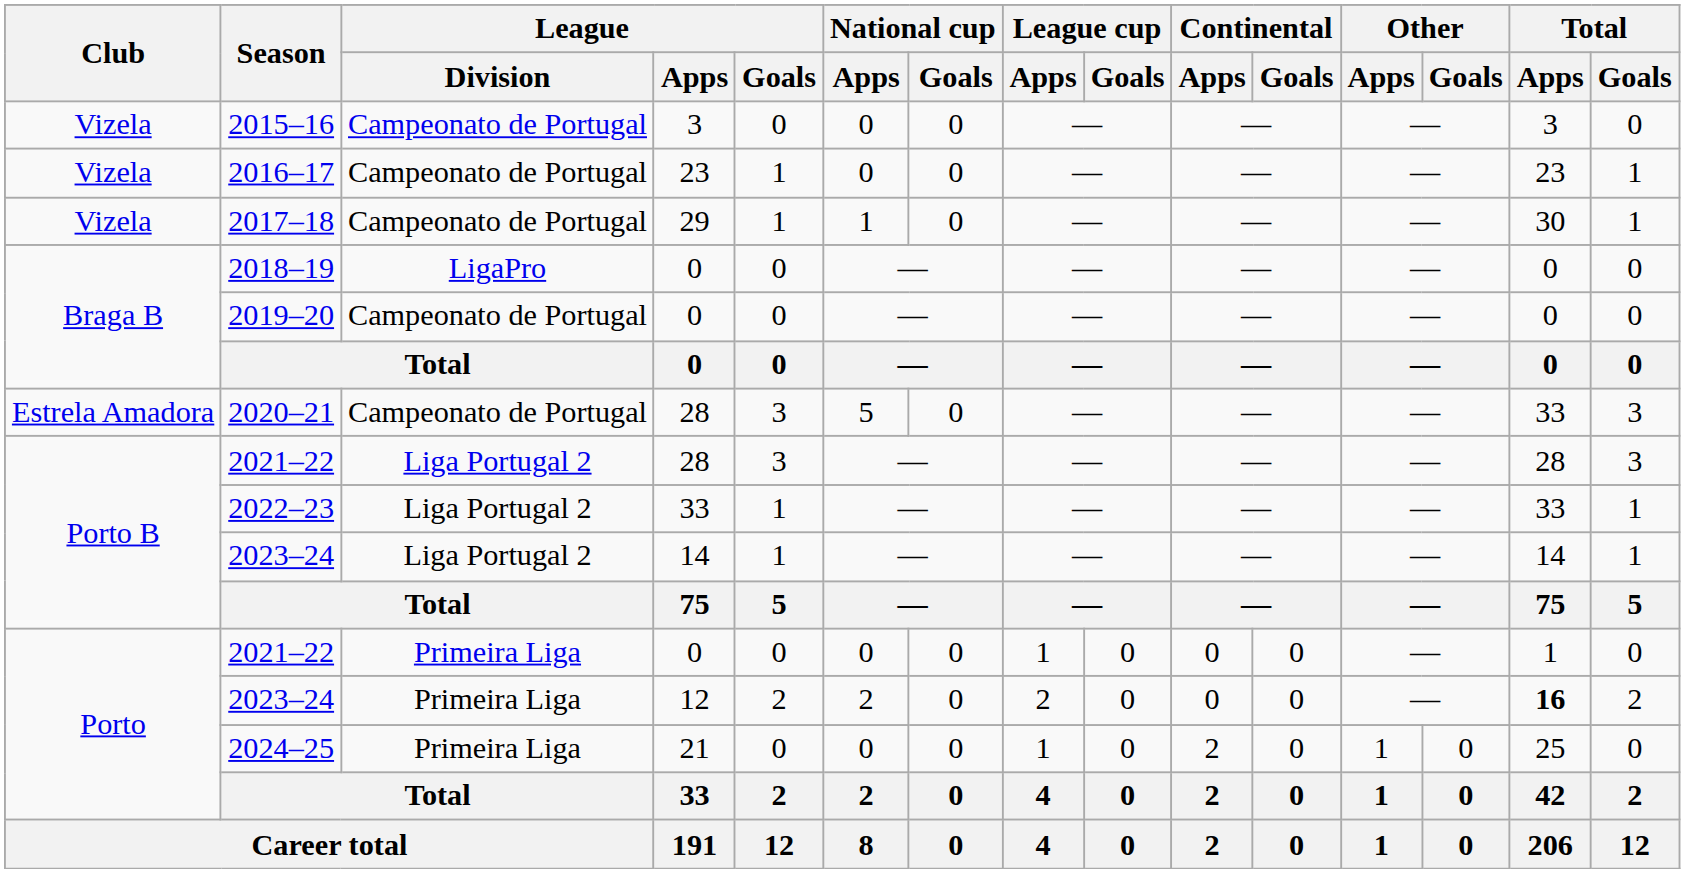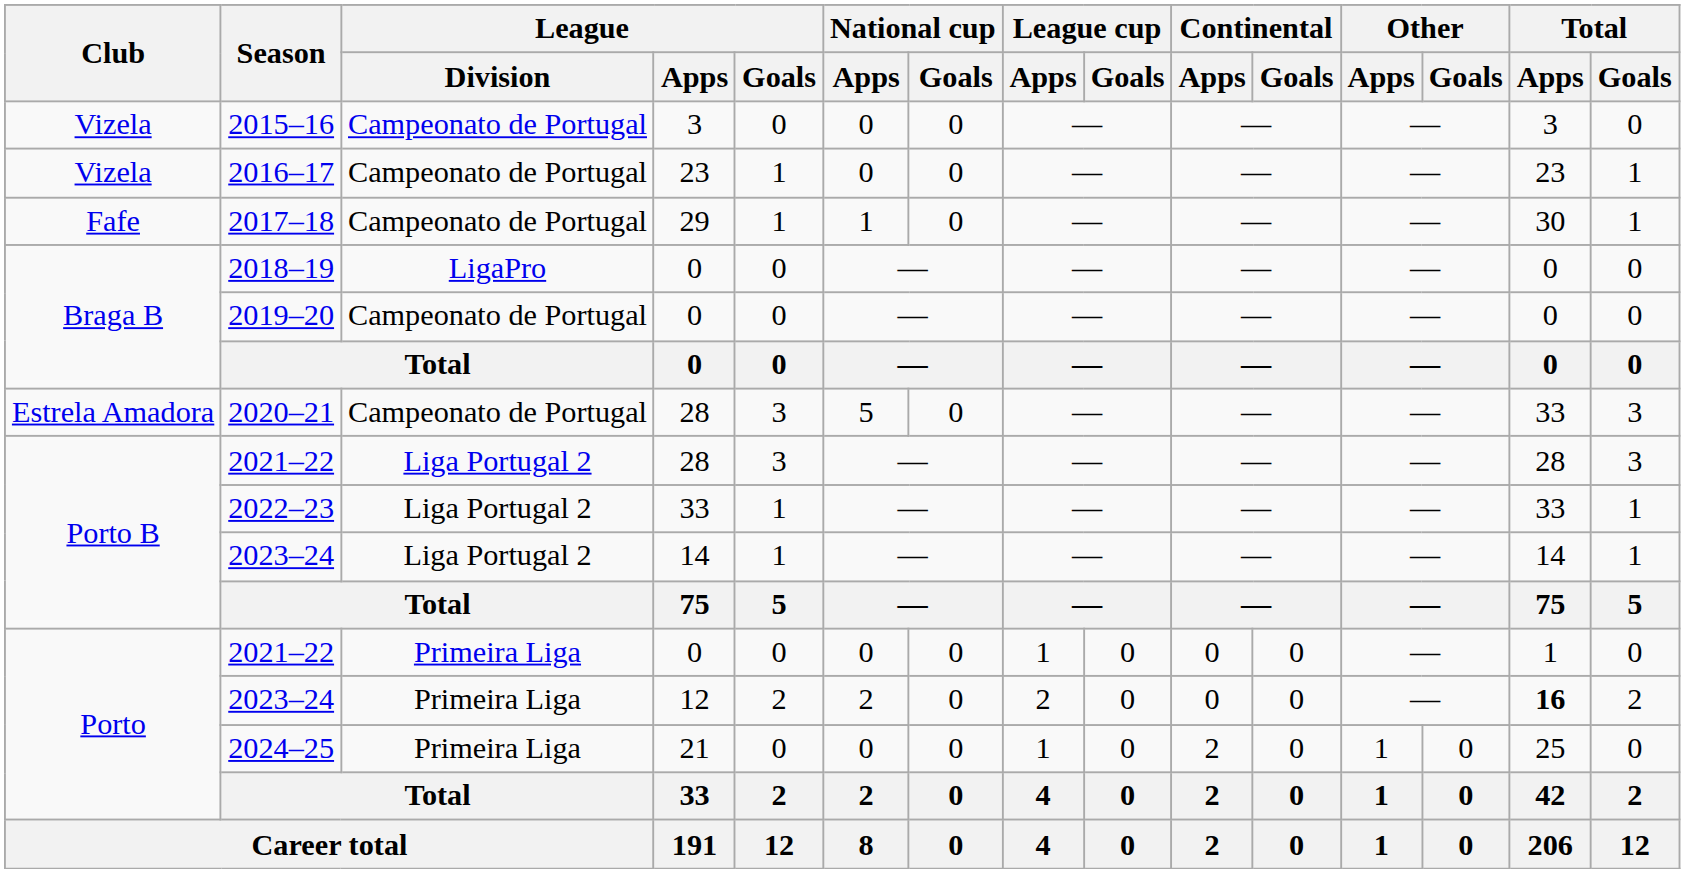(113, 220) Vizela -> (113, 220) Fafe
